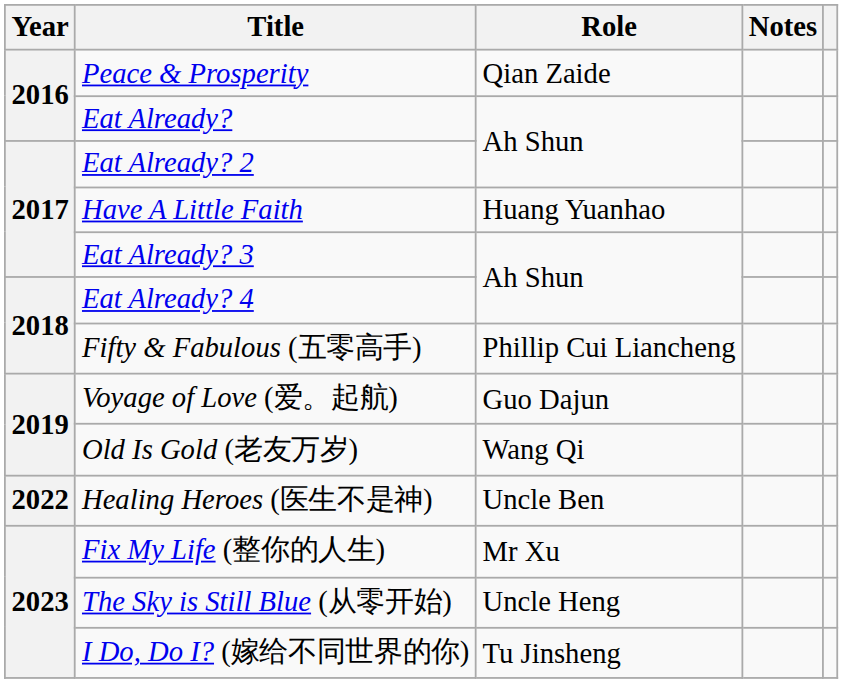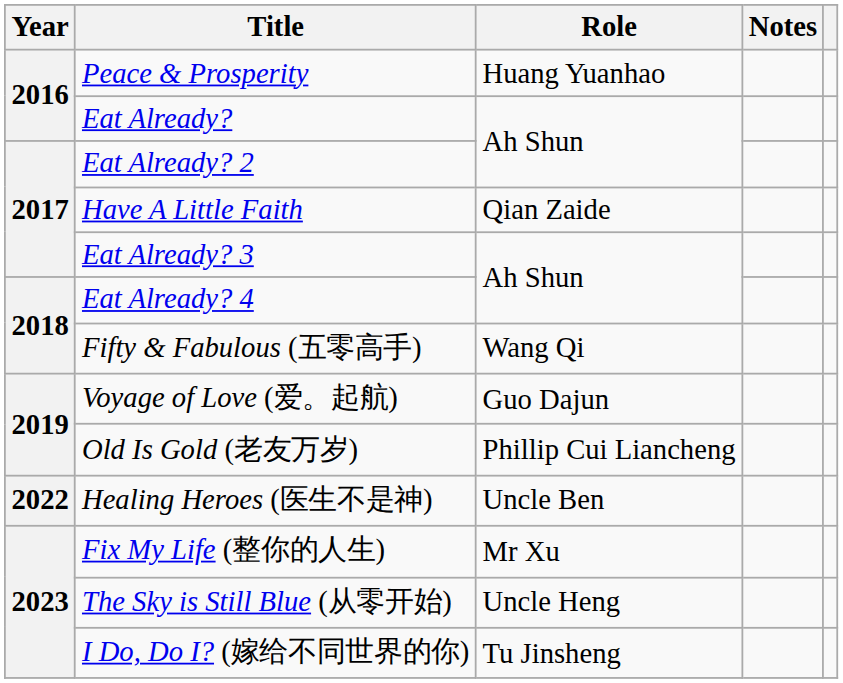(547, 72) Qian Zaide -> (574, 72) Huang Yuanhao
(574, 208) Huang Yuanhao -> (547, 208) Qian Zaide
(609, 347) Phillip Cui Liancheng -> (534, 347) Wang Qi
(534, 449) Wang Qi -> (609, 449) Phillip Cui Liancheng
